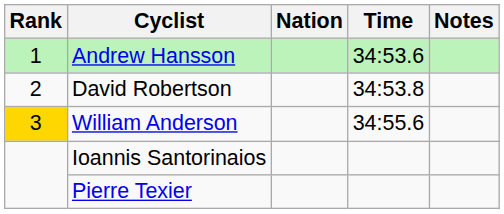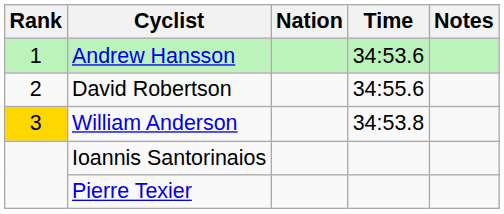(388, 89) 34:53.8 -> (388, 89) 34:55.6
(388, 123) 34:55.6 -> (388, 123) 34:53.8
